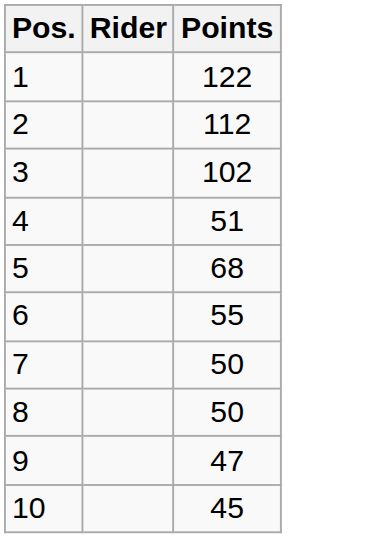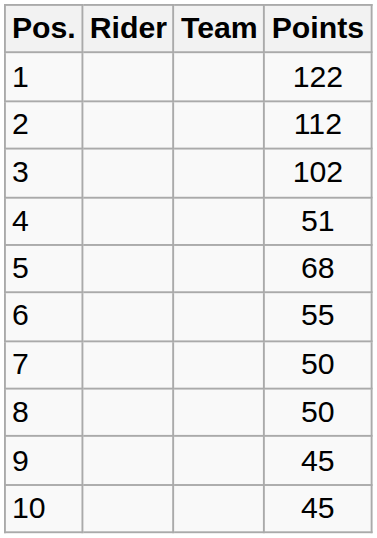+ column: (219, 28)
(227, 460) 47 -> (318, 460) 45
